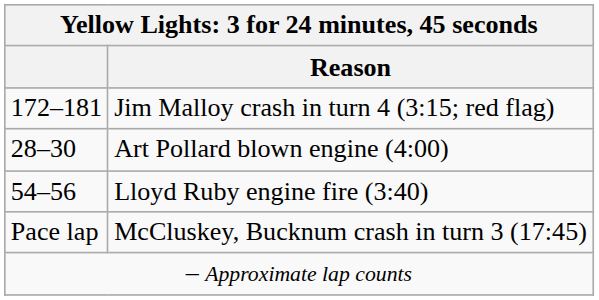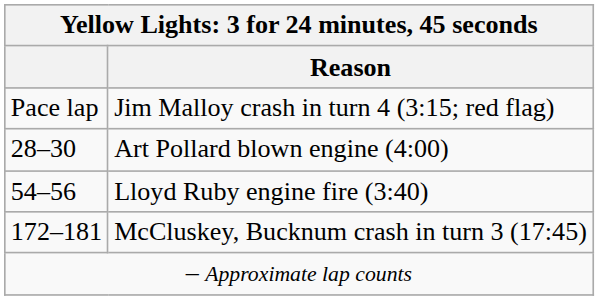(56, 107) 172–181 -> (55, 107) Pace lap
(55, 231) Pace lap -> (56, 231) 172–181
